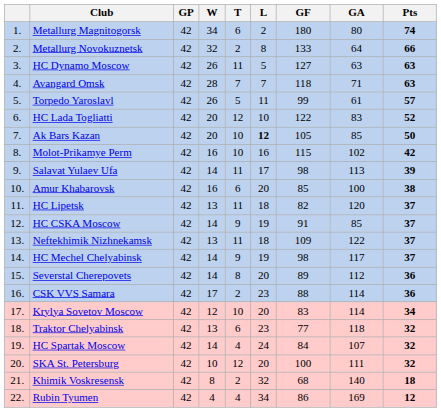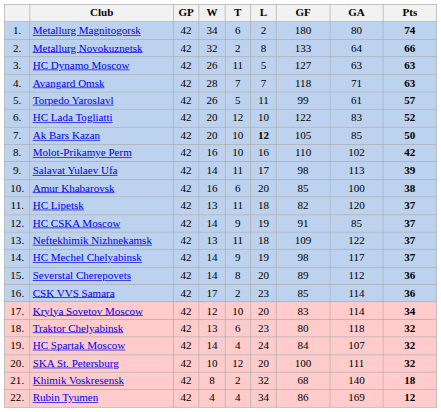(303, 153) 115 -> (303, 153) 110
(303, 293) 88 -> (303, 293) 85
(303, 328) 77 -> (303, 328) 80
